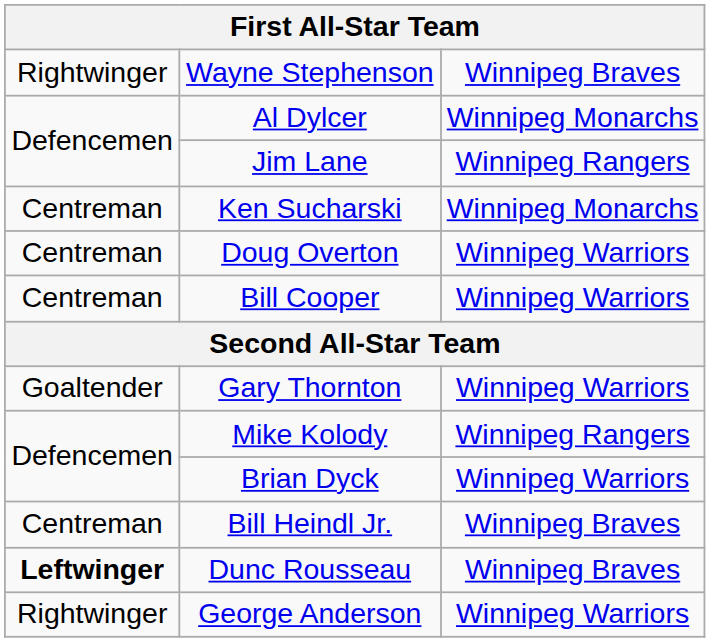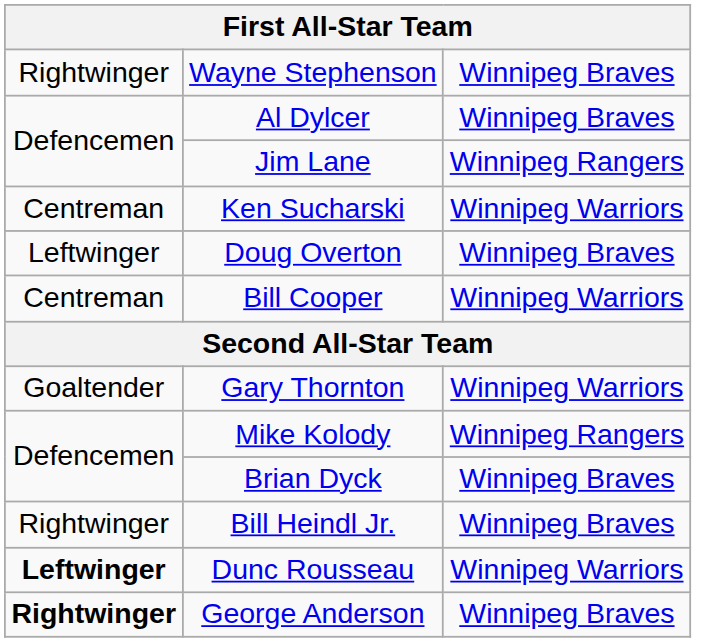(573, 117) Winnipeg Monarchs -> (567, 117) Winnipeg Braves
(573, 207) Winnipeg Monarchs -> (567, 207) Winnipeg Warriors
(92, 252) Centreman -> (94, 252) Leftwinger
(573, 252) Winnipeg Warriors -> (567, 252) Winnipeg Braves
(573, 478) Winnipeg Warriors -> (567, 478) Winnipeg Braves
(92, 523) Centreman -> (94, 523) Rightwinger
(573, 569) Winnipeg Braves -> (567, 569) Winnipeg Warriors
(92, 614) normal -> (94, 614) bold
(573, 614) Winnipeg Warriors -> (567, 614) Winnipeg Braves
